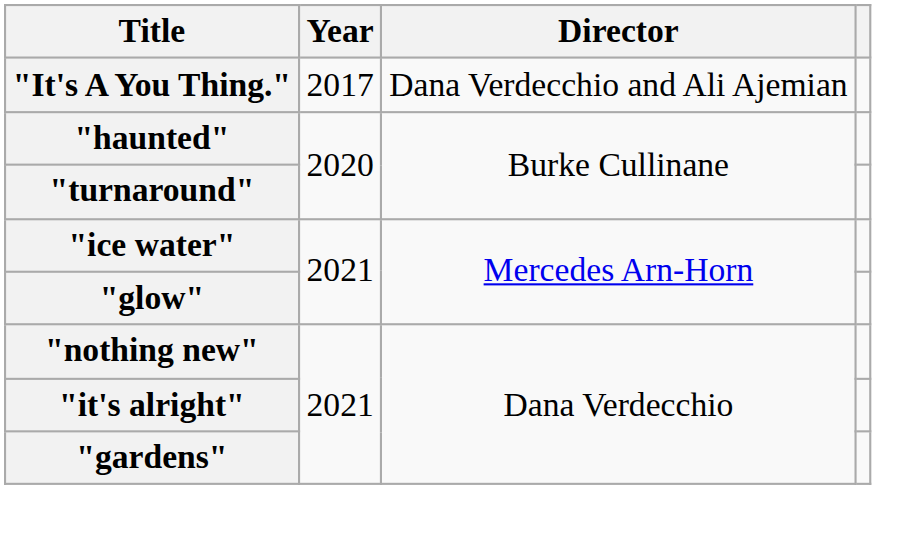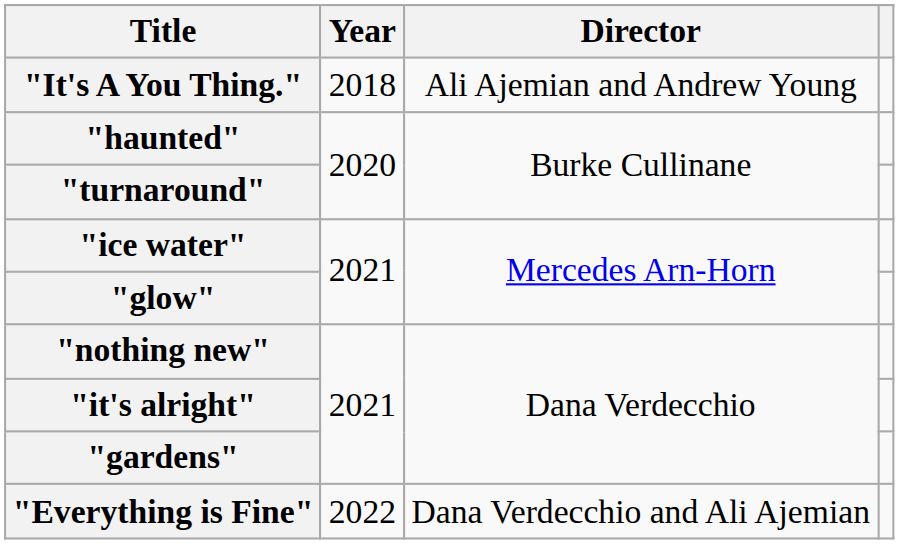(340, 84) 2017 -> (362, 84) 2018
(618, 84) Dana Verdecchio and Ali Ajemian -> (641, 84) Ali Ajemian and Andrew Young
+ row: (163, 510)
